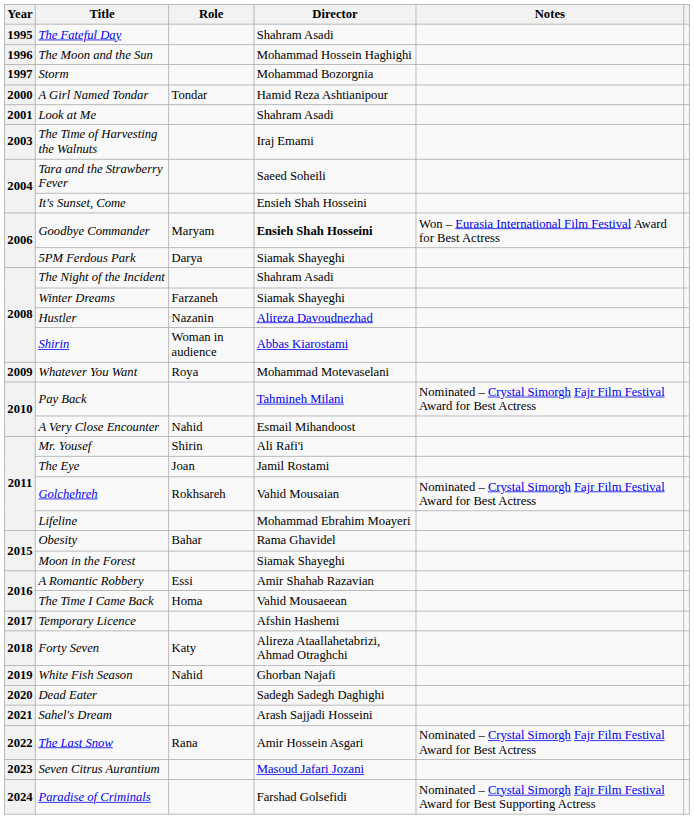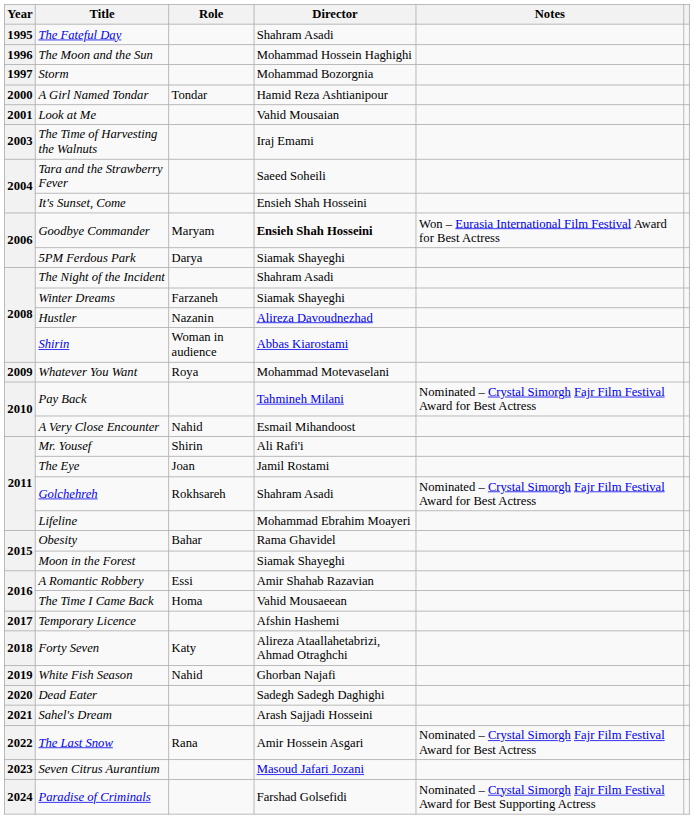(295, 114) Shahram Asadi -> (298, 114) Vahid Mousaian
(298, 493) Vahid Mousaian -> (295, 493) Shahram Asadi
